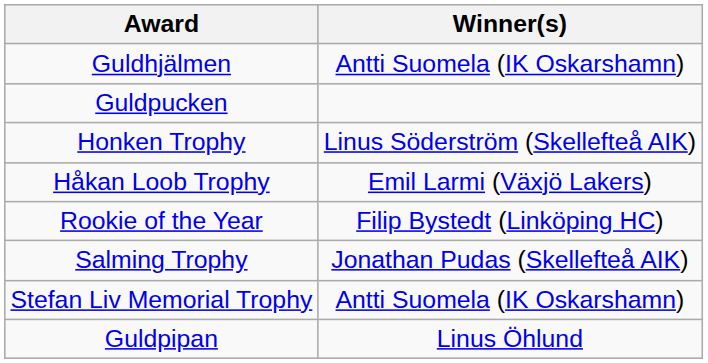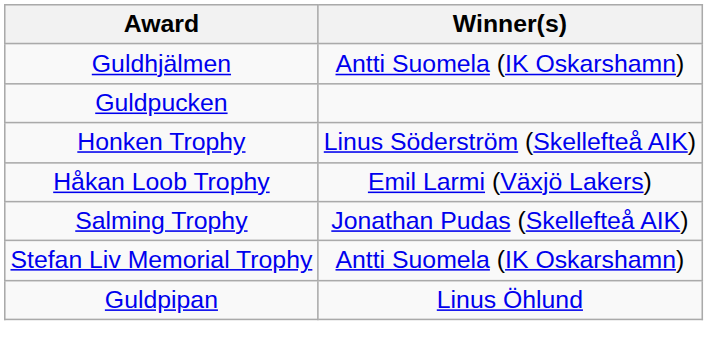- row: (161, 220)
